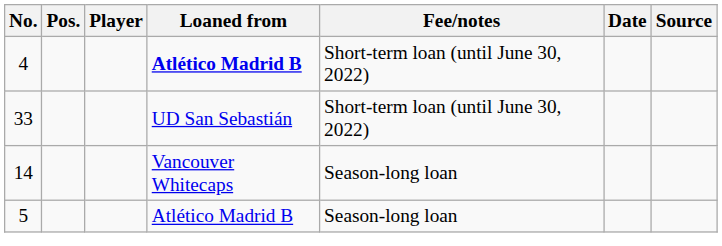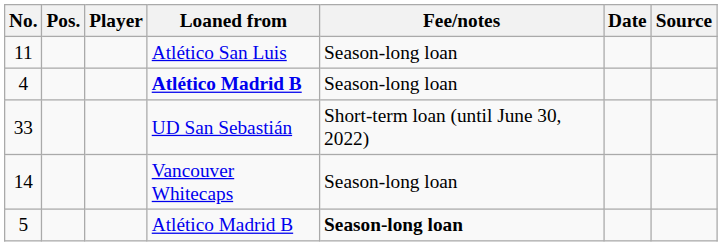+ row: (23, 52)
(443, 63) Short-term loan (until June 30, 2022) -> (391, 84) Season-long loan
(391, 216) normal -> (394, 225) bold
